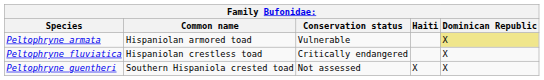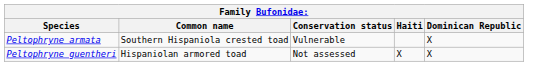(189, 40) Hispaniolan armored toad -> (205, 40) Southern Hispaniola crested toad
(445, 40) khaki background -> (429, 40) no background
- row: (64, 54)
(210, 68) Southern Hispaniola crested toad -> (184, 54) Hispaniolan armored toad
